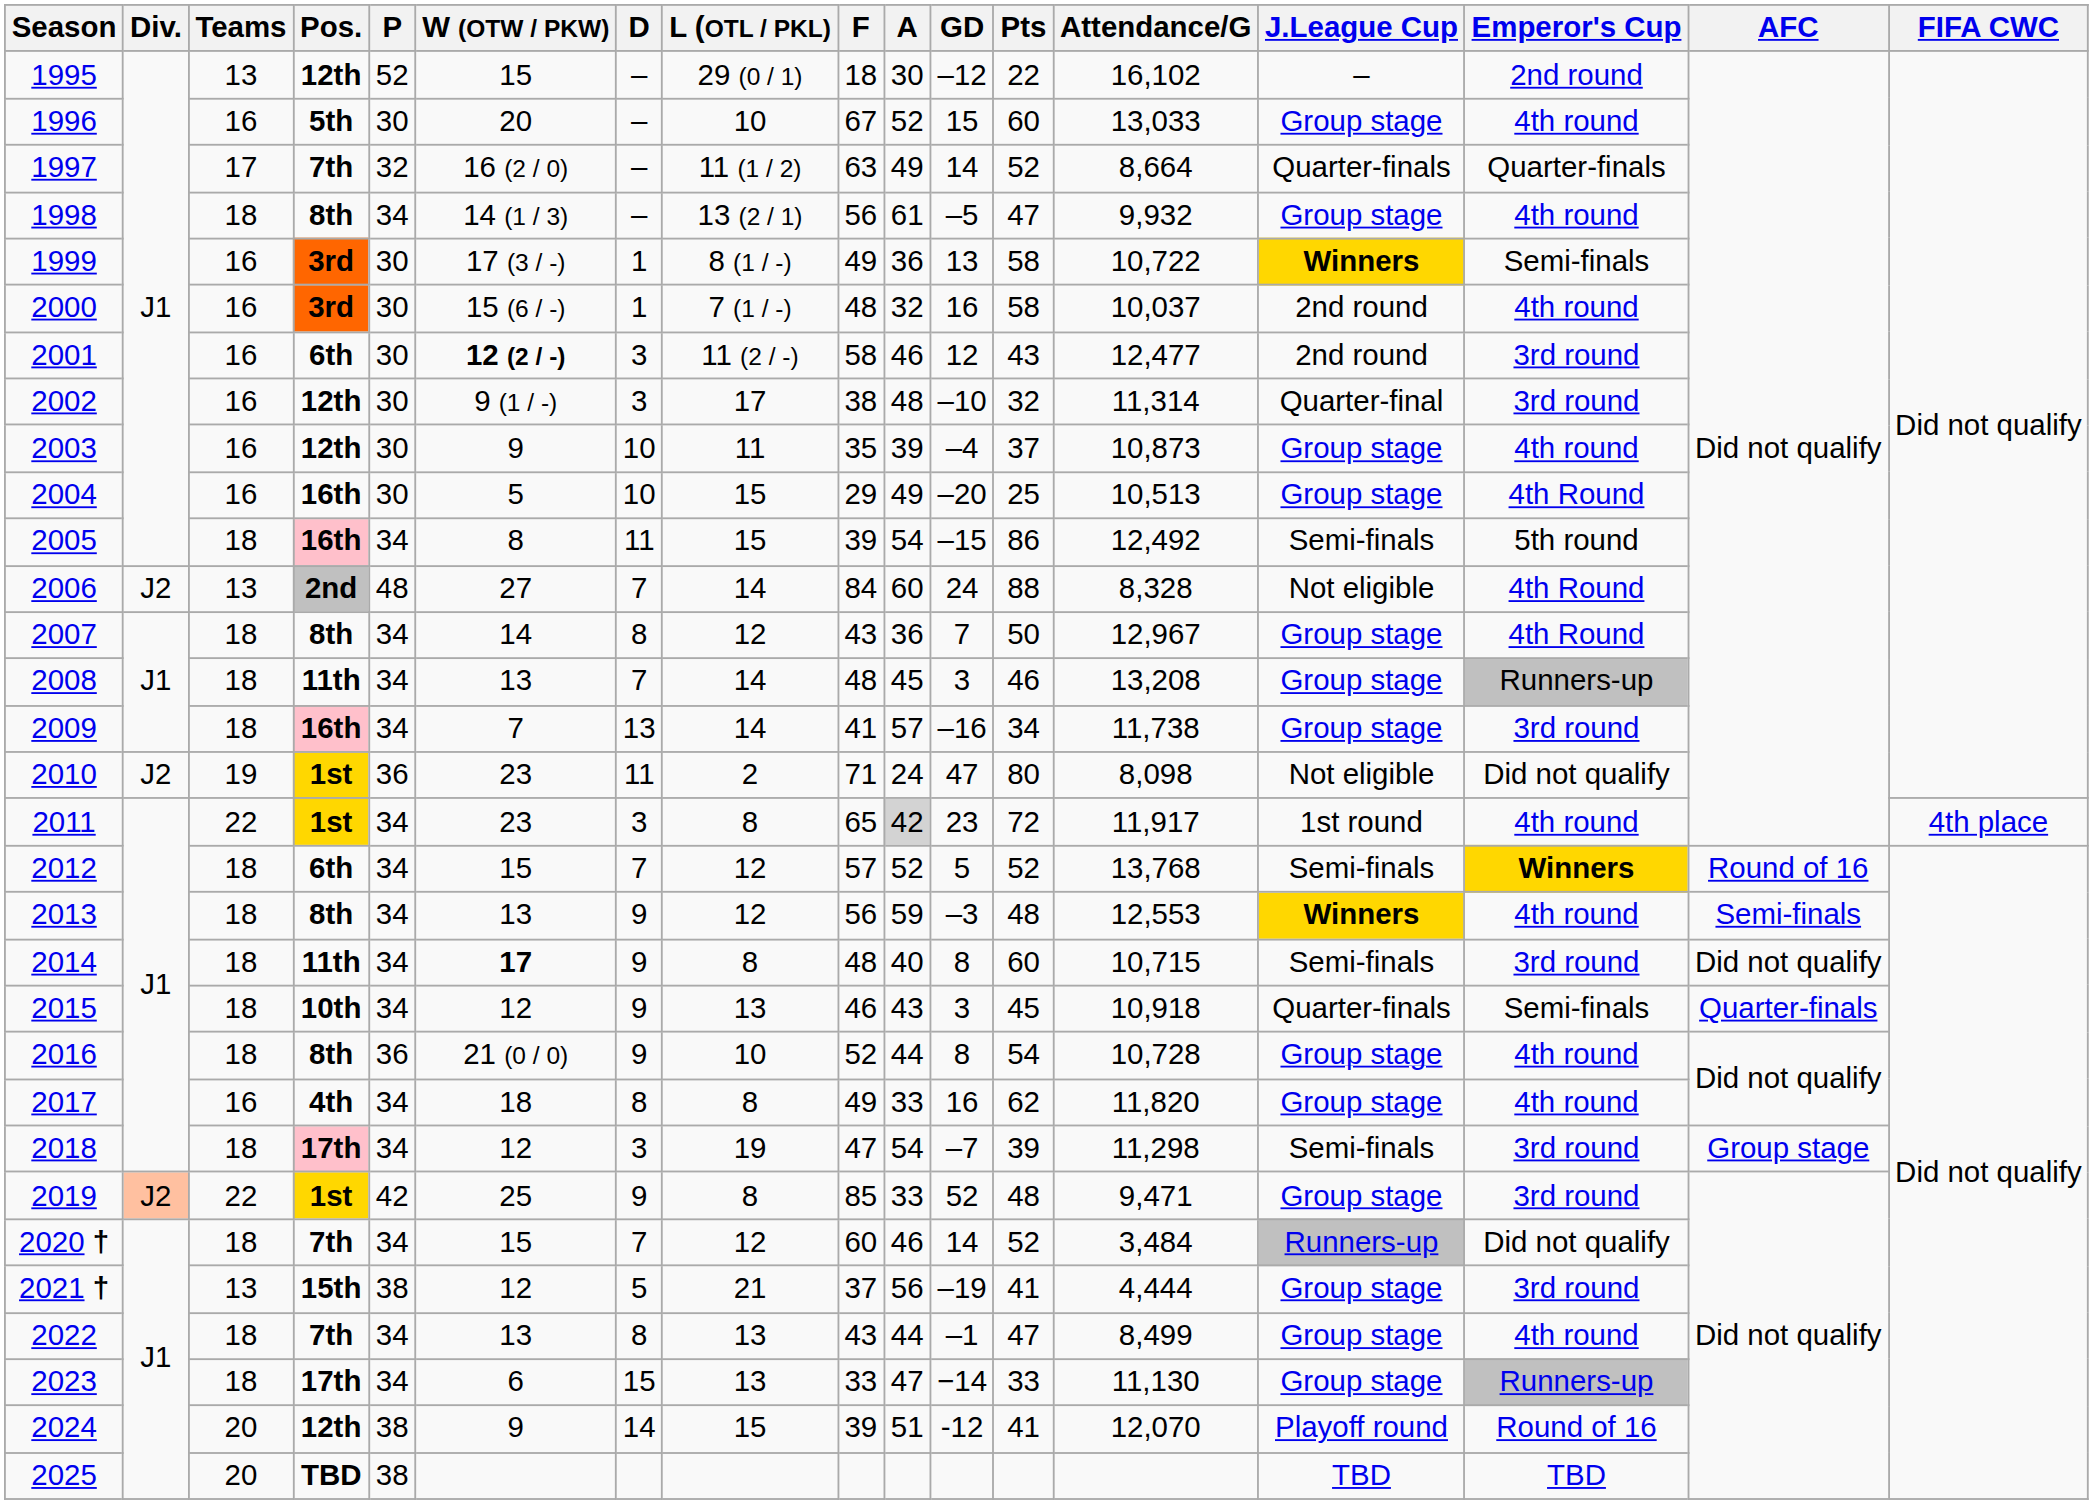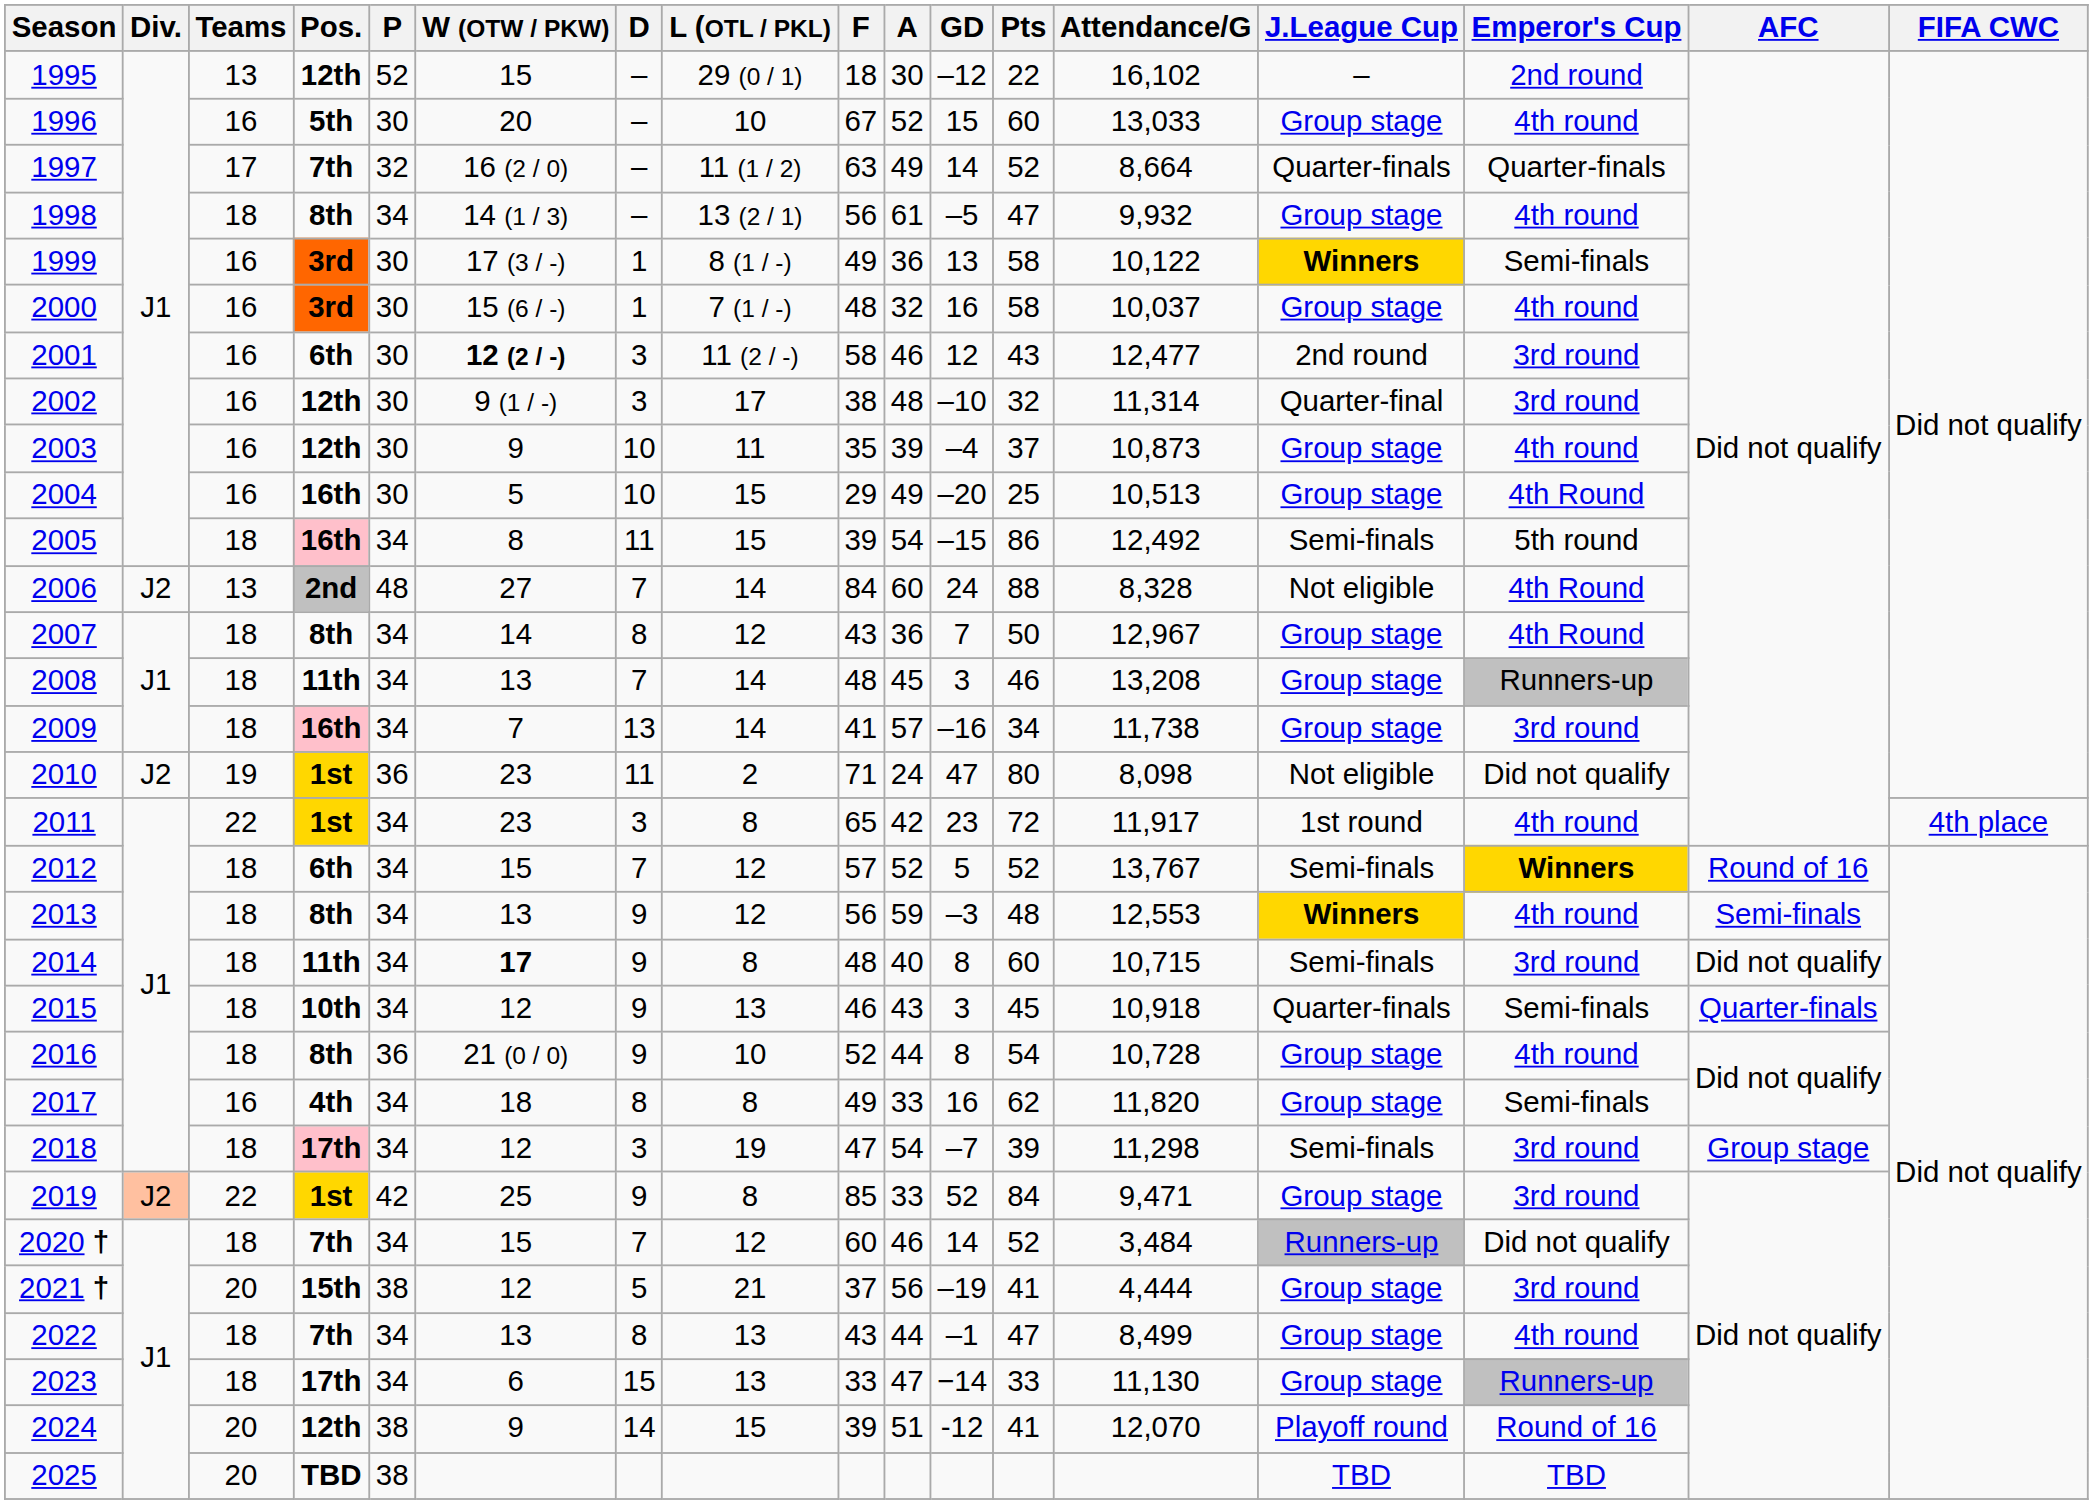(1156, 261) 10,722 -> (1156, 261) 10,122
(1361, 307) 2nd round -> (1361, 307) Group stage
(907, 821) lightgrey background -> (907, 821) no background
(1156, 868) 13,768 -> (1156, 868) 13,767
(1576, 1101) 4th round -> (1576, 1101) Semi-finals
(1024, 1195) 48 -> (1024, 1195) 84
(241, 1288) 13 -> (241, 1288) 20
